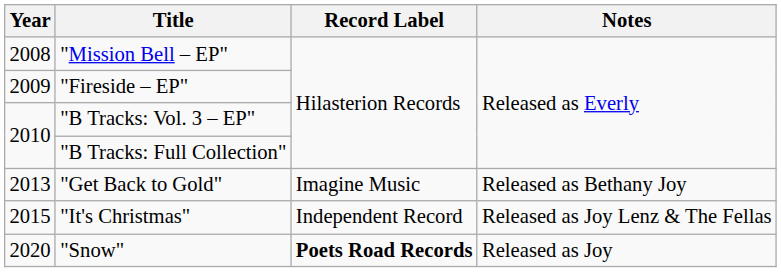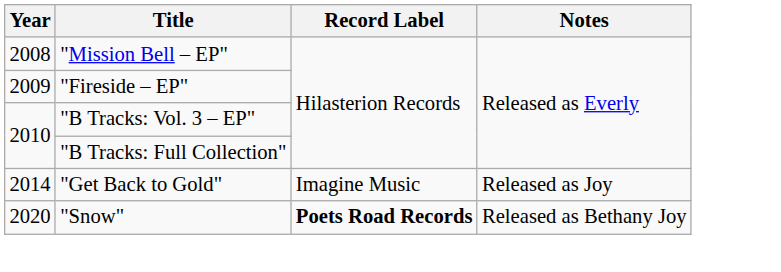(30, 184) 2013 -> (30, 184) 2014
(584, 184) Released as Bethany Joy -> (547, 184) Released as Joy
- row: (125, 217)
(547, 250) Released as Joy -> (584, 217) Released as Bethany Joy
